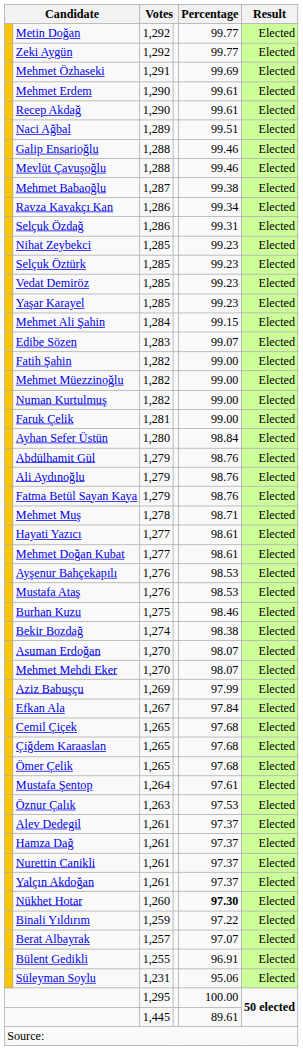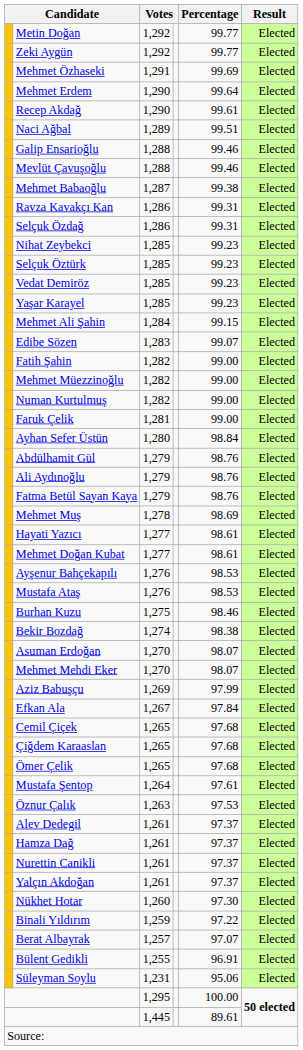(225, 91) 99.61 -> (225, 91) 99.64
(225, 206) 99.34 -> (225, 206) 99.31
(225, 515) 98.71 -> (225, 515) 98.69
(225, 901) bold -> (225, 901) normal
